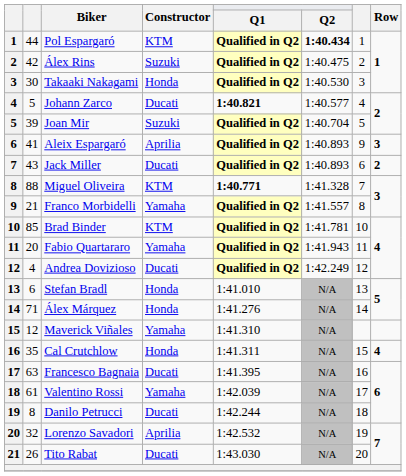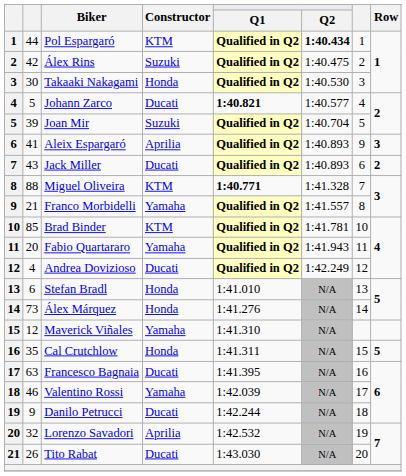(32, 309) 71 -> (32, 309) 73
(377, 350) 4 -> (377, 350) 5
(32, 391) 61 -> (32, 391) 46
(32, 412) 8 -> (32, 412) 9
